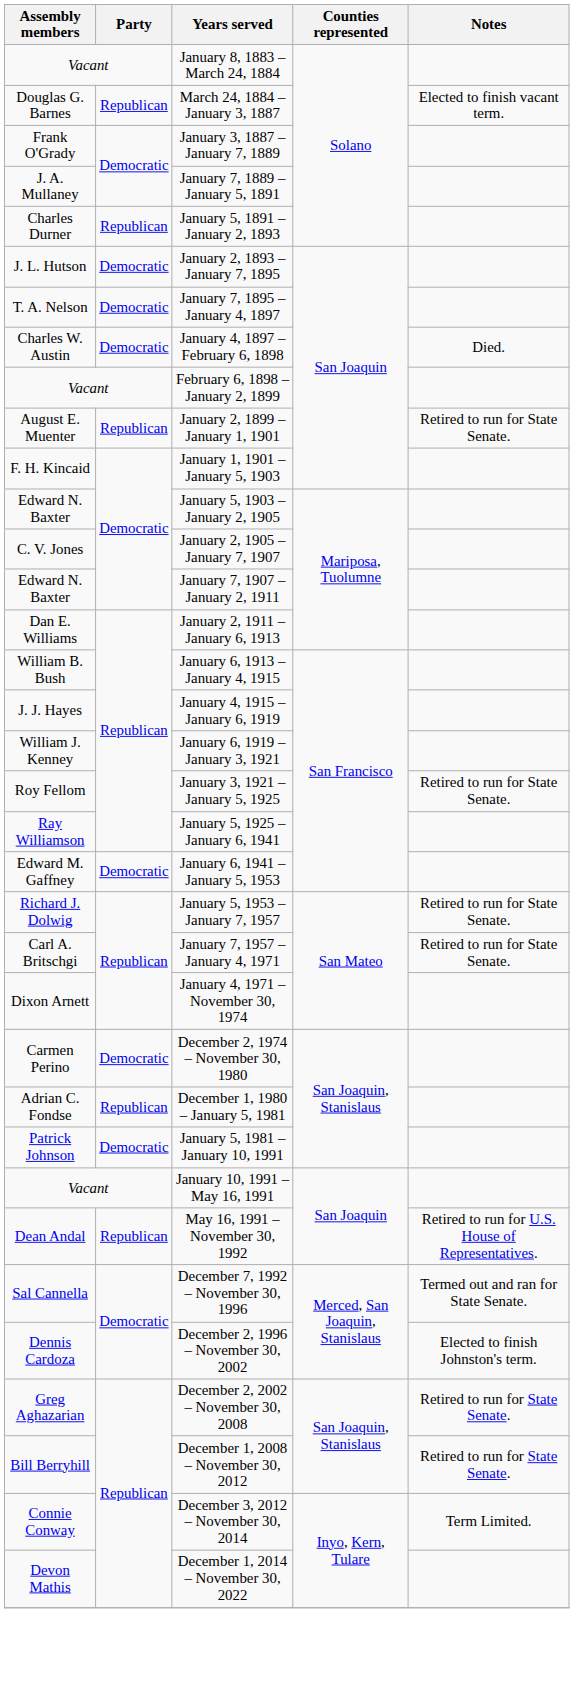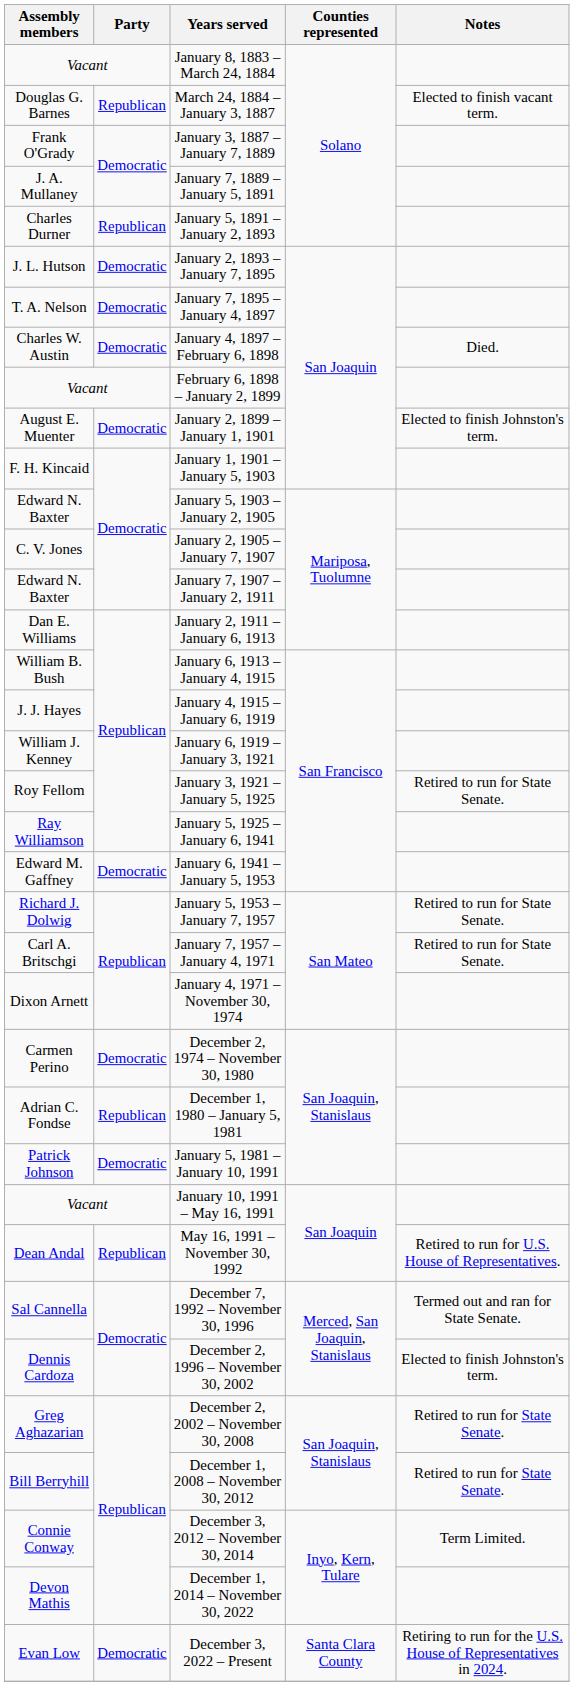(134, 428) Republican -> (132, 428) Democratic
(489, 428) Retired to run for State Senate. -> (483, 428) Elected to finish Johnston's term.
+ row: (228, 1652)
